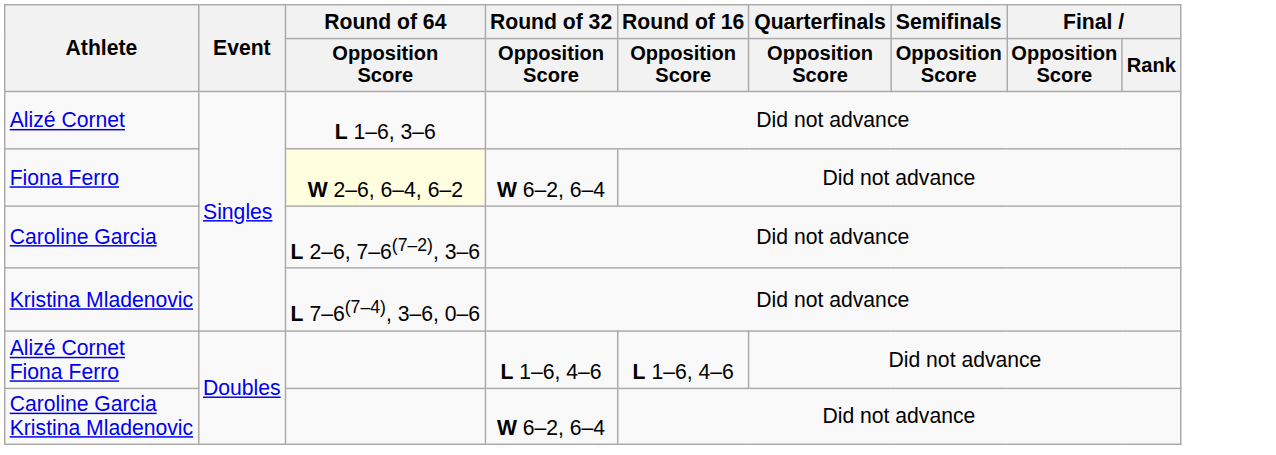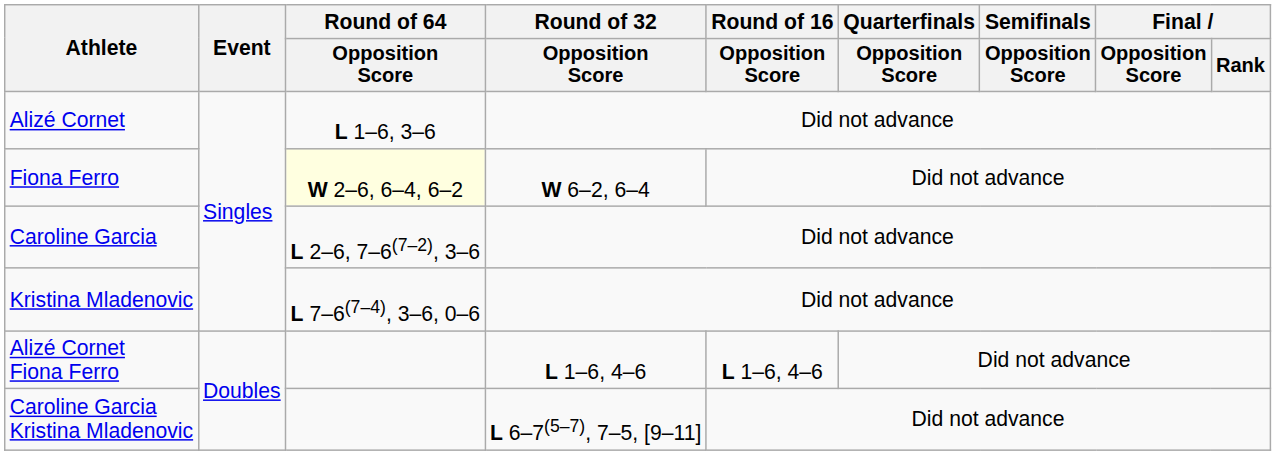(551, 428) W 6–2, 6–4 -> (596, 431) L 6–7(5–7), 7–5, [9–11]
